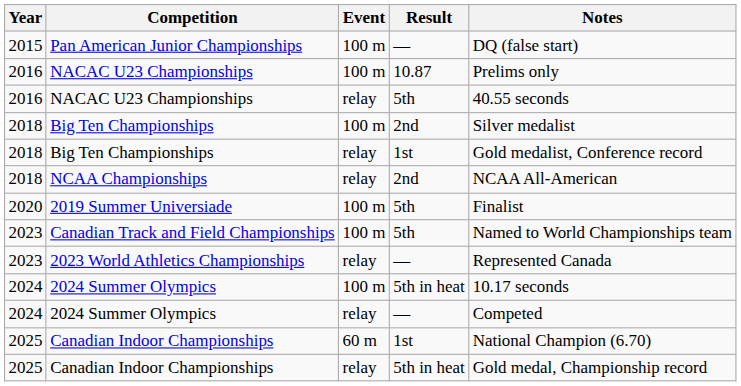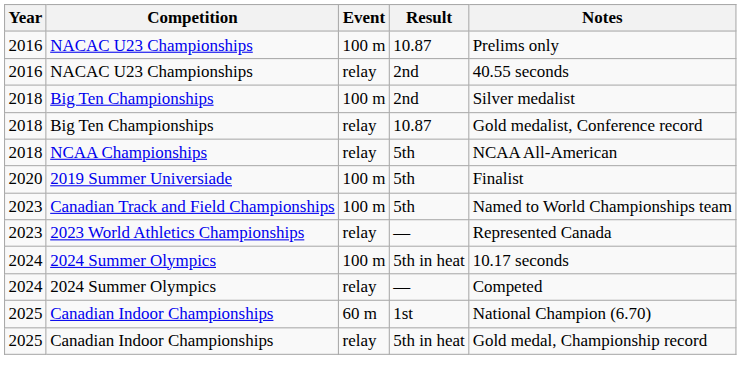- row: (176, 44)
(404, 98) 5th -> (406, 71) 2nd
(403, 152) 1st -> (412, 125) 10.87
(406, 179) 2nd -> (404, 152) 5th
